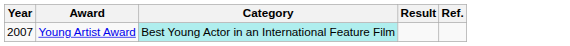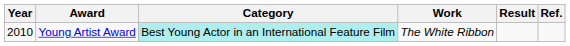+ column: (447, 13)
(20, 32) 2007 -> (20, 32) 2010
